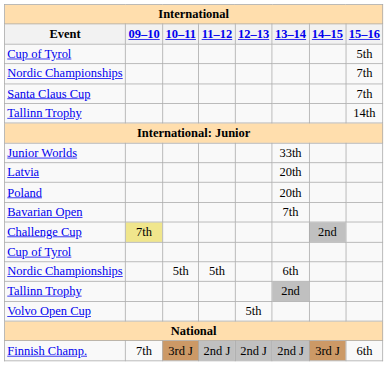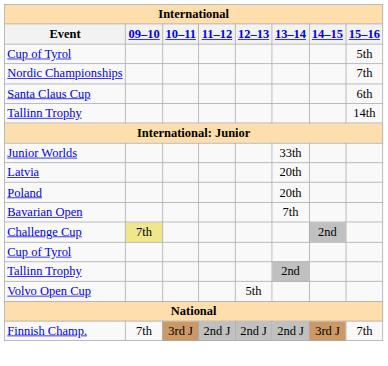(364, 93) 7th -> (364, 93) 6th
- row: (65, 271)
(364, 350) 6th -> (364, 331) 7th
